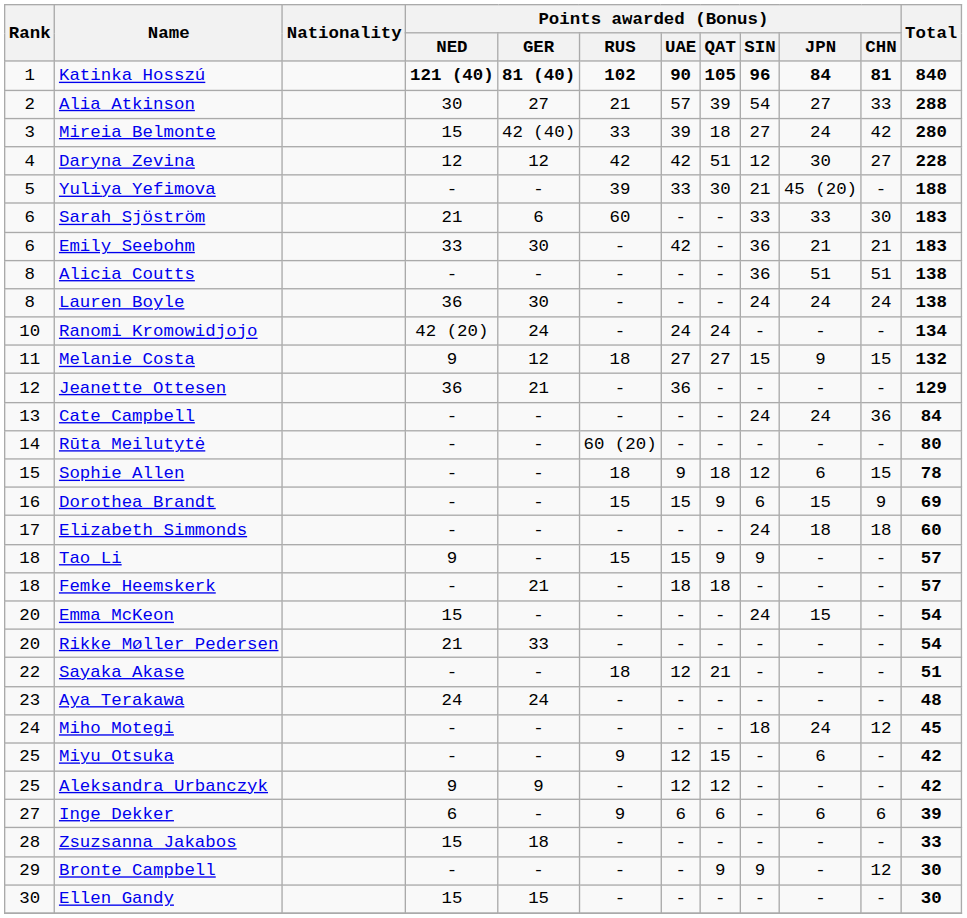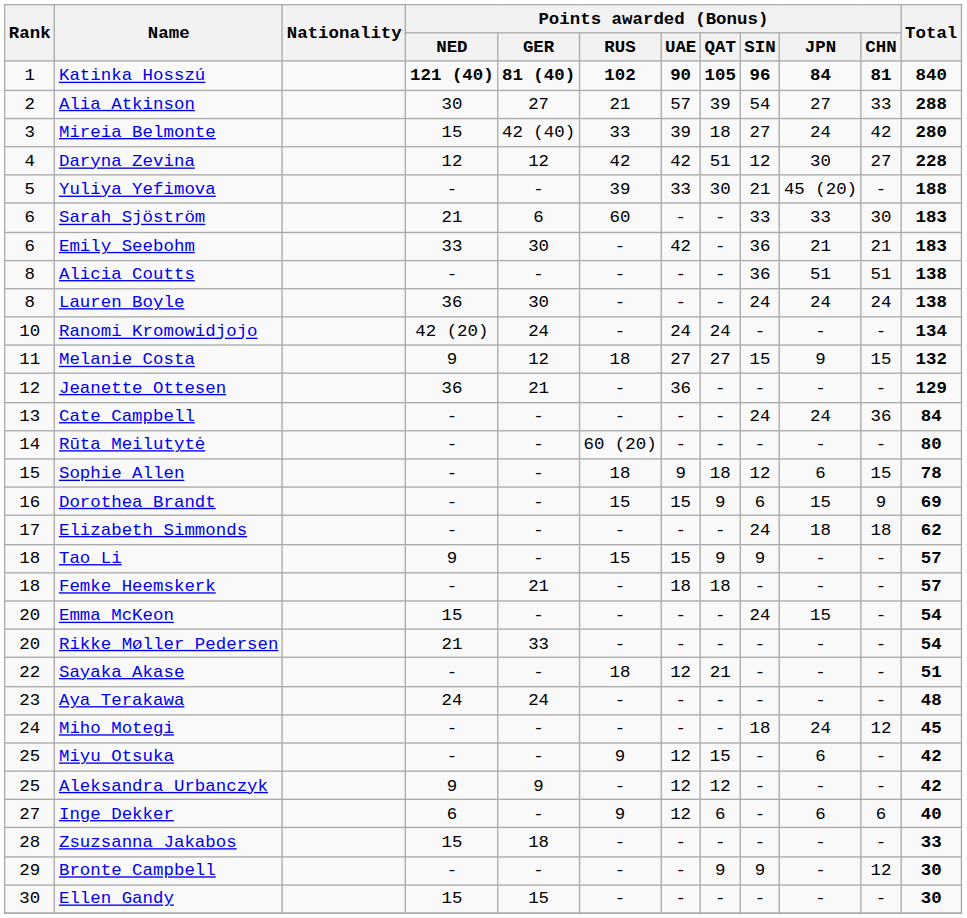(931, 530) 60 -> (931, 530) 62
(681, 814) 6 -> (681, 814) 12
(931, 814) 39 -> (931, 814) 40
